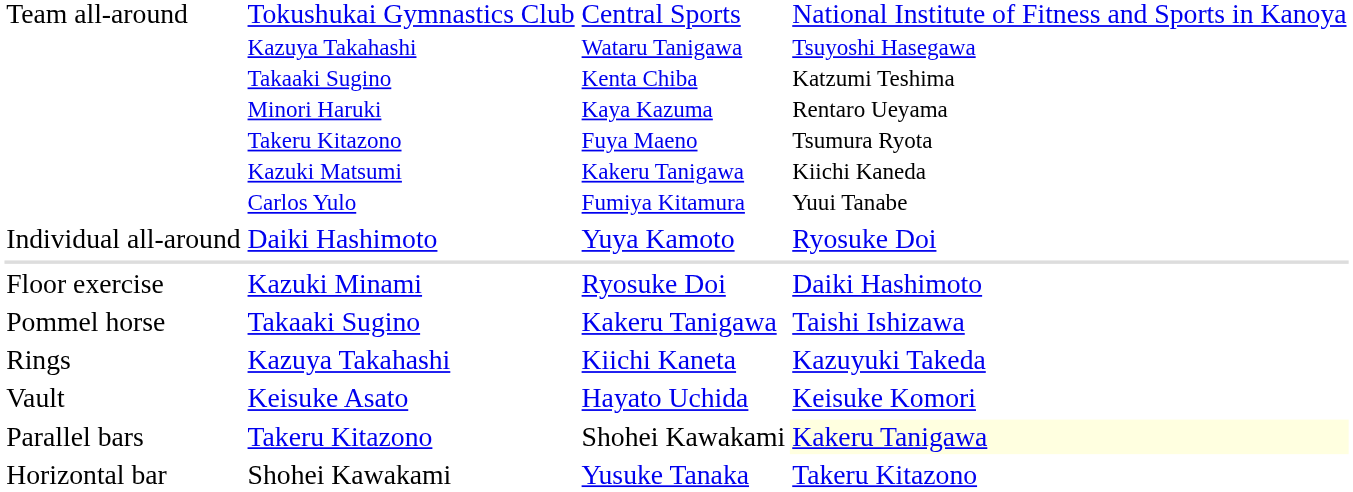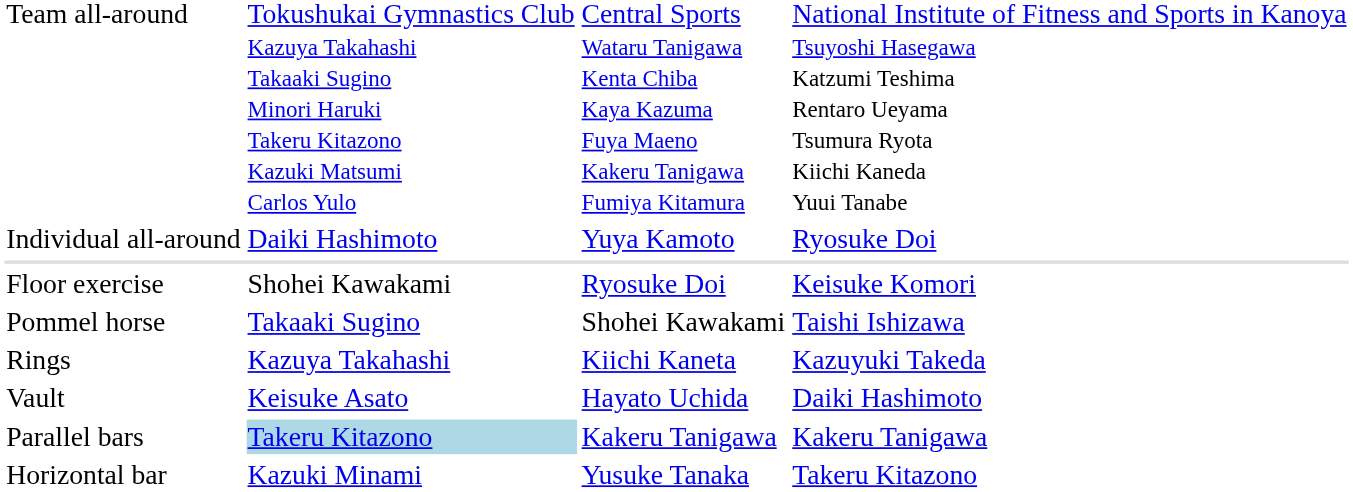(335, 284) Kazuki Minami -> (349, 284) Shohei Kawakami
(887, 284) Daiki Hashimoto -> (884, 284) Keisuke Komori
(679, 322) Kakeru Tanigawa -> (683, 322) Shohei Kawakami
(884, 398) Keisuke Komori -> (887, 398) Daiki Hashimoto
(340, 436) no background -> (340, 436) lightblue background
(683, 436) Shohei Kawakami -> (679, 436) Kakeru Tanigawa
(890, 436) lightyellow background -> (890, 436) no background
(349, 474) Shohei Kawakami -> (335, 474) Kazuki Minami
